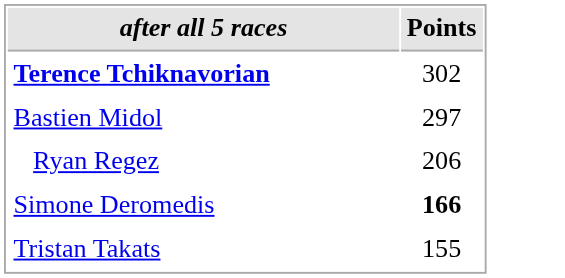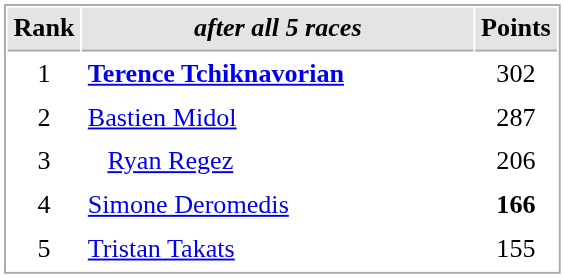+ column: (44, 28)
(442, 117) 297 -> (516, 117) 287
